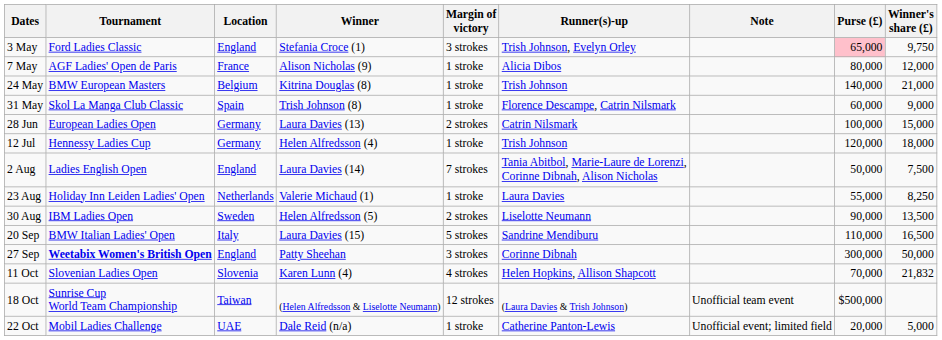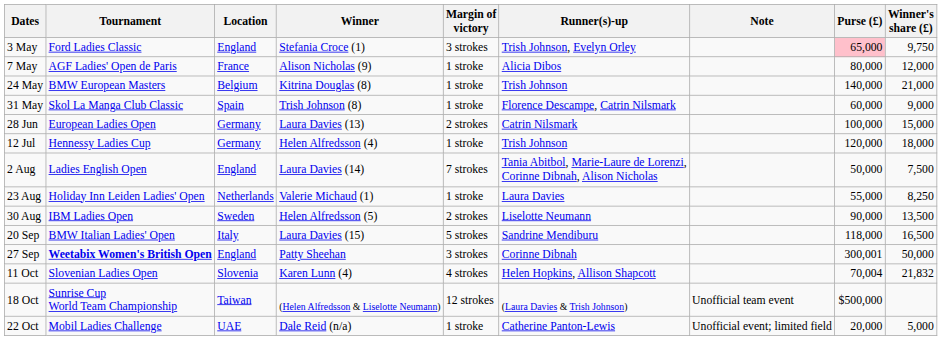(864, 235) 110,000 -> (864, 235) 118,000
(863, 254) 300,000 -> (863, 254) 300,001
(866, 273) 70,000 -> (866, 273) 70,004
